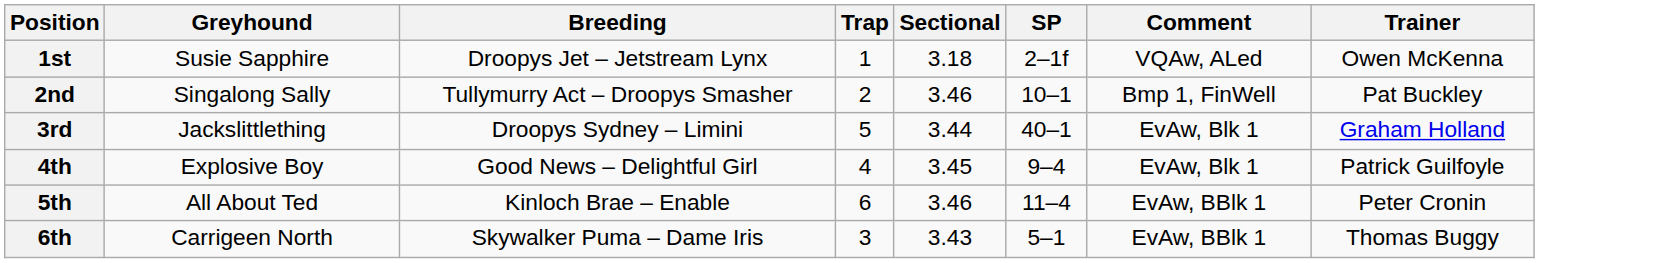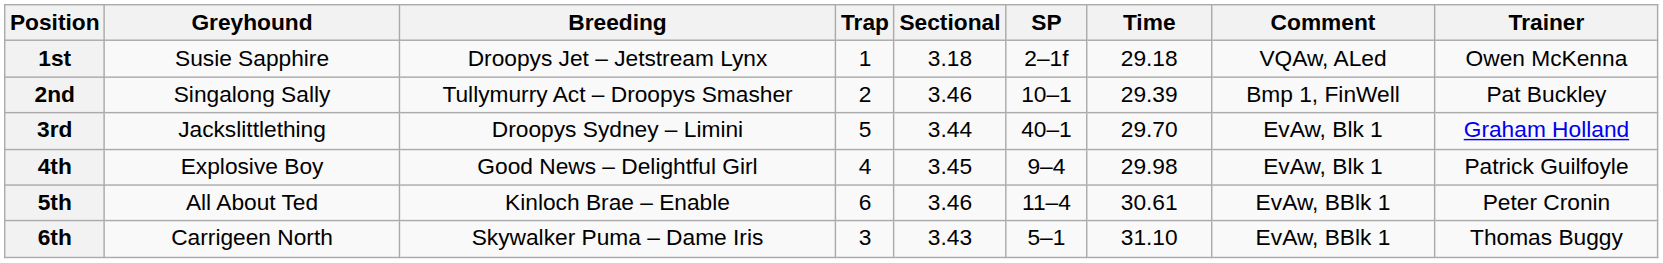+ column: (1149, 22)
